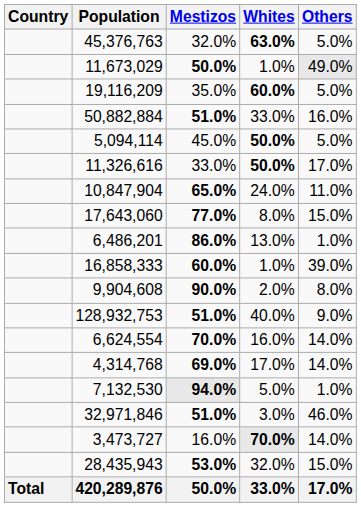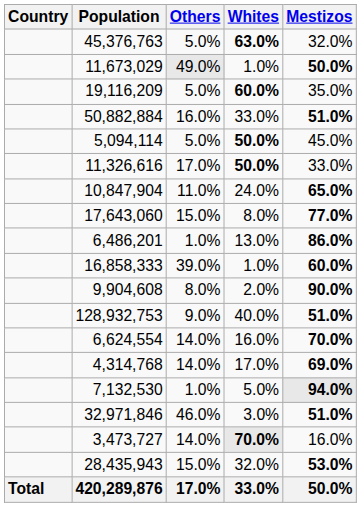columns swapped: (203, 16) <-> (327, 16)
